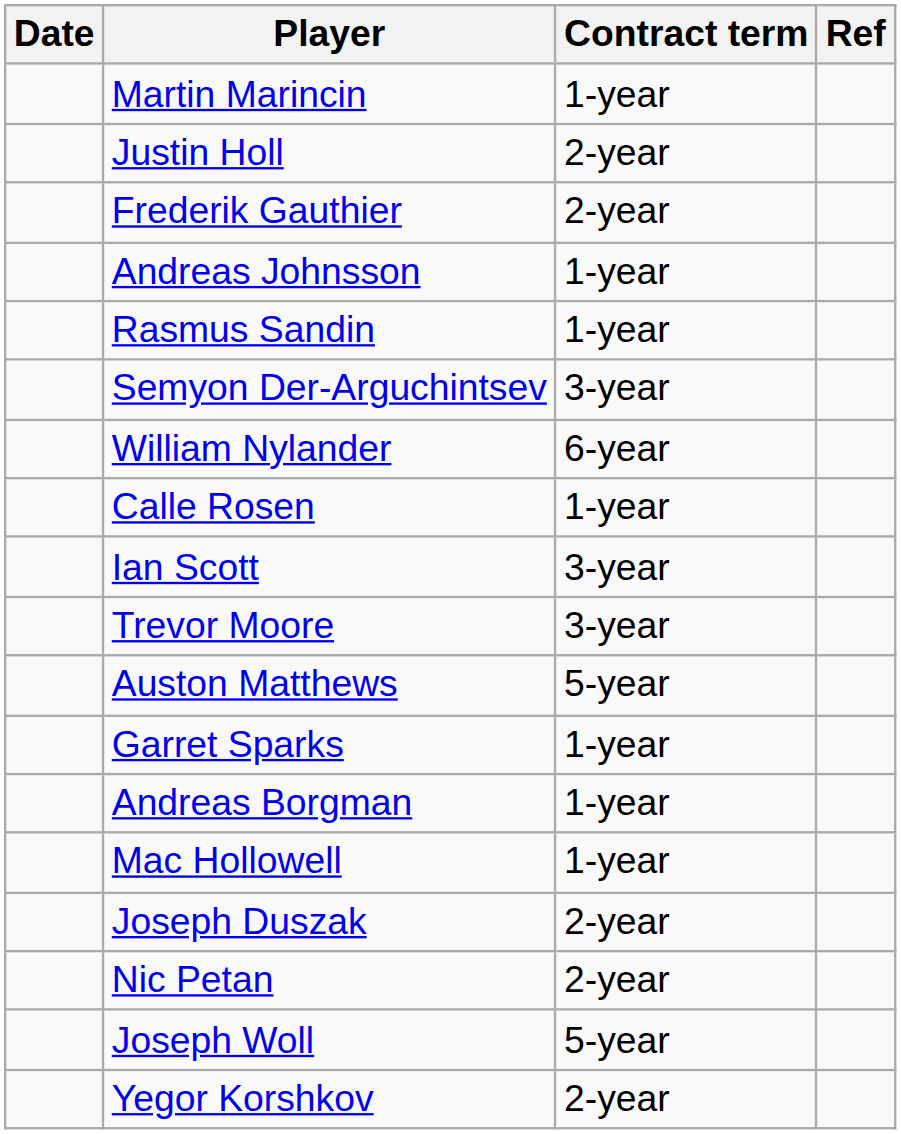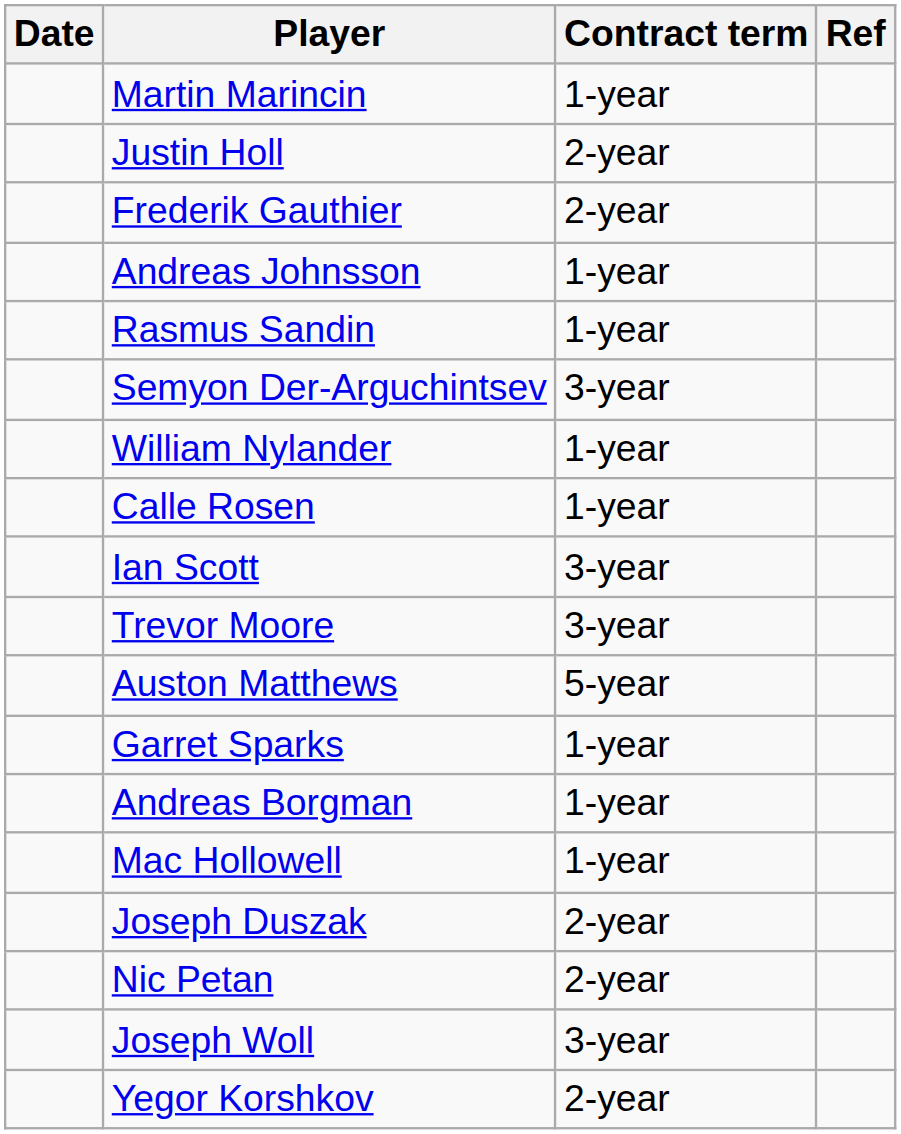(617, 447) 6-year -> (617, 447) 1-year
(617, 1039) 5-year -> (617, 1039) 3-year
